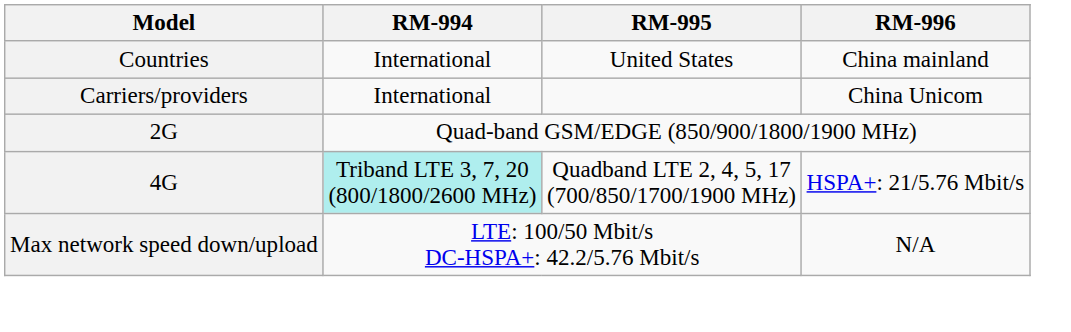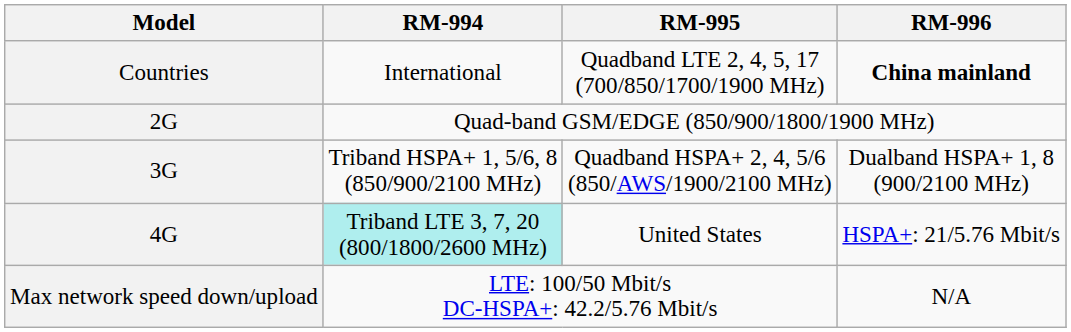(671, 59) United States -> (700, 72) Quadband LTE 2, 4, 5, 17 (700/850/1700/1900 MHz)
(915, 59) normal -> (951, 72) bold
- row: (164, 95)
+ row: (164, 171)
(672, 181) Quadband LTE 2, 4, 5, 17 (700/850/1700/1900 MHz) -> (700, 233) United States
